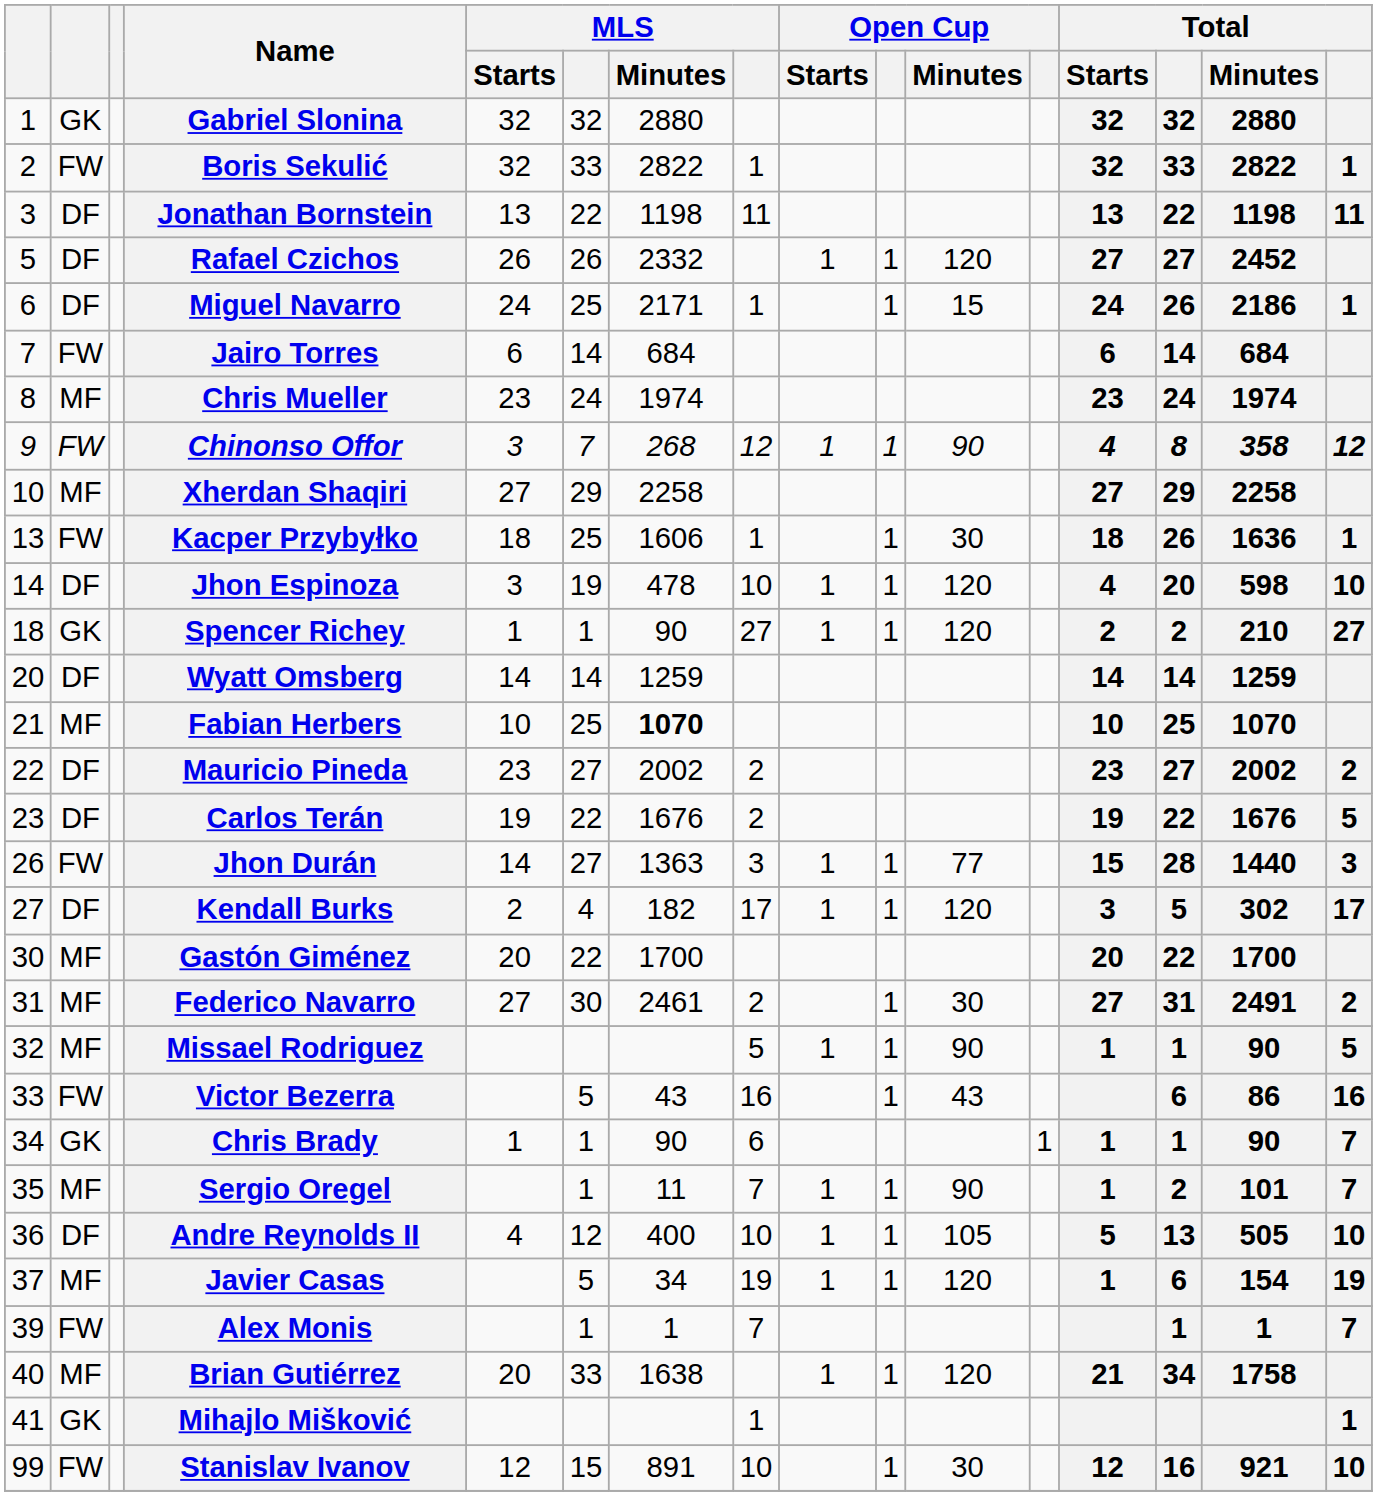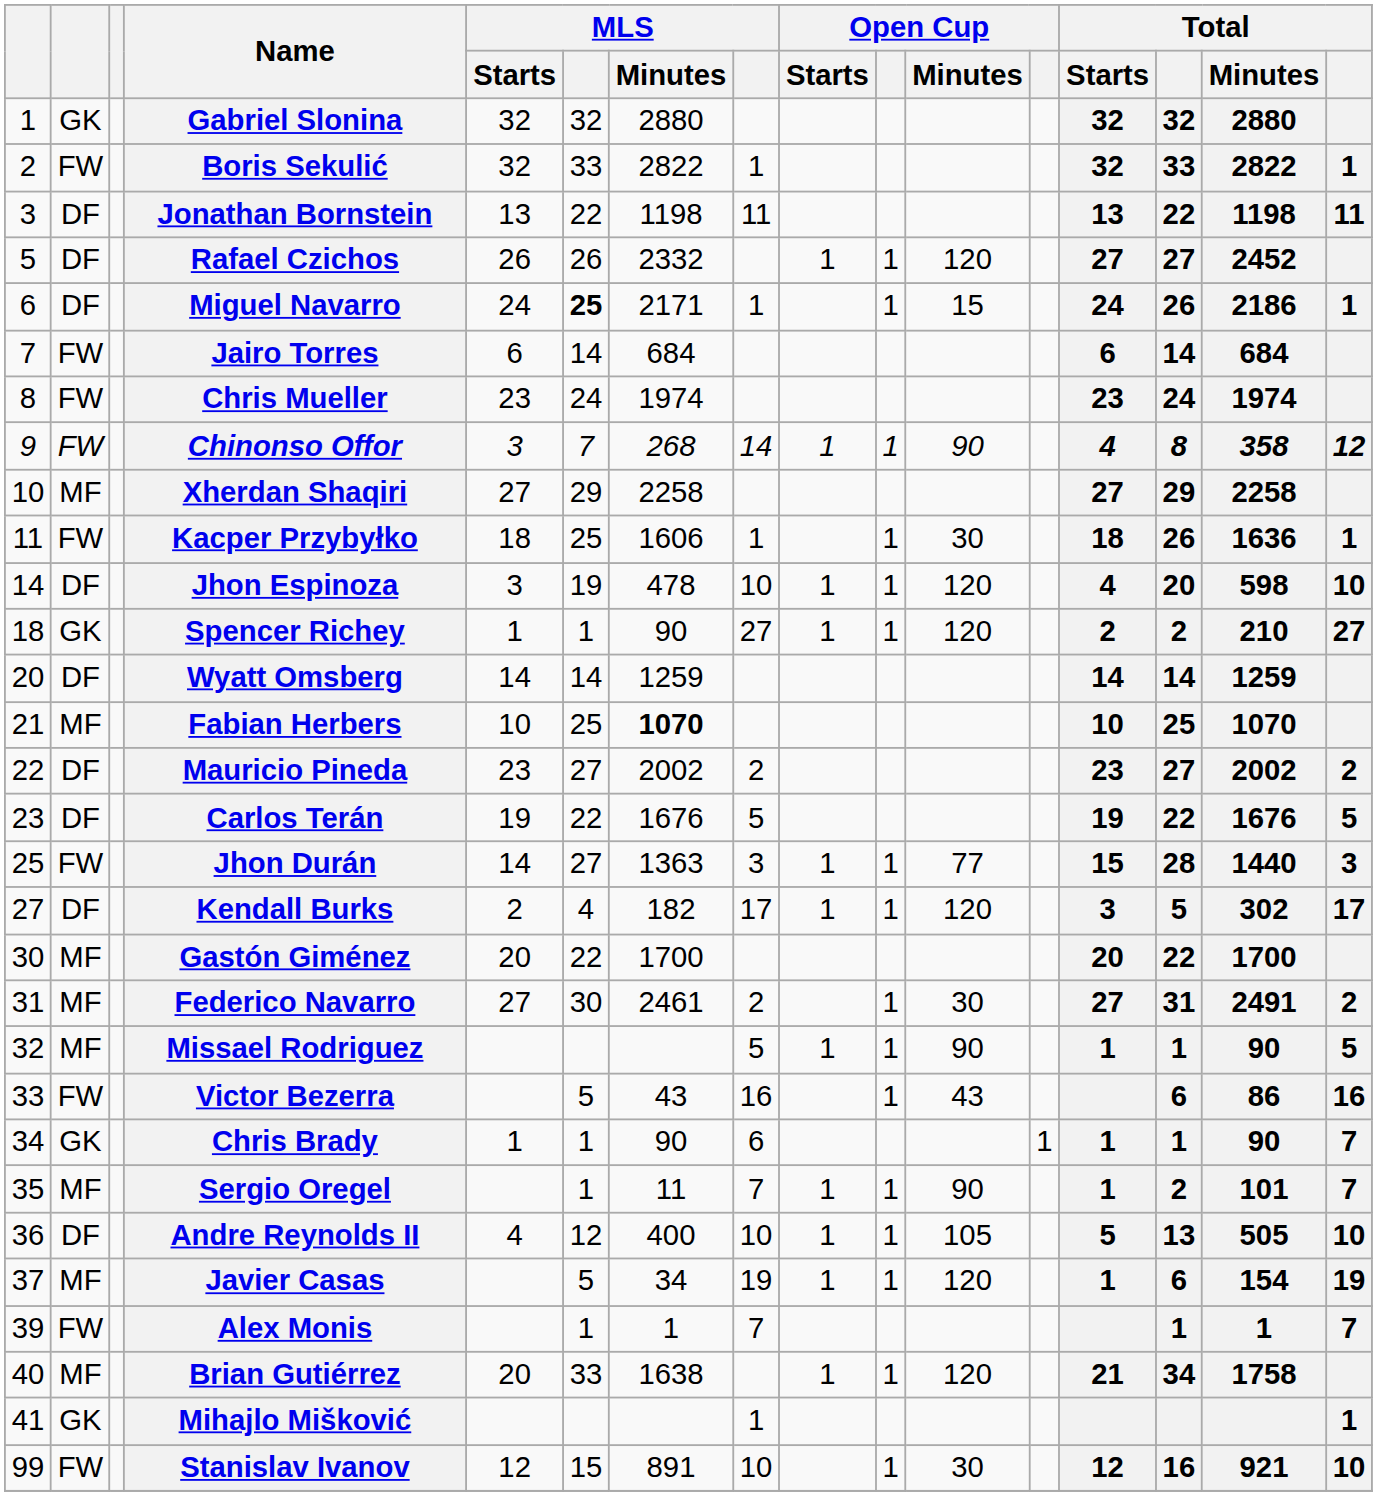(586, 306) normal -> (586, 306) bold
(80, 399) MF -> (80, 399) FW
(756, 445) 12 -> (756, 445) 14
(28, 538) 13 -> (28, 538) 11
(756, 817) 2 -> (756, 817) 5
(28, 863) 26 -> (28, 863) 25
